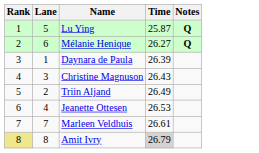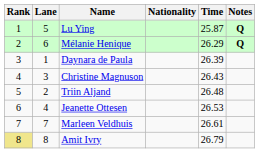+ column: (172, 12)
(159, 44) 26.27 -> (212, 44) 26.29
(159, 92) 26.49 -> (212, 92) 26.48
(159, 140) lightgrey background -> (212, 140) no background
